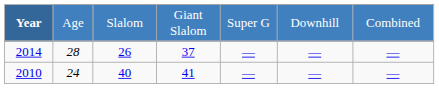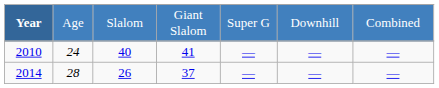rows swapped: (29, 73) <-> (29, 51)
